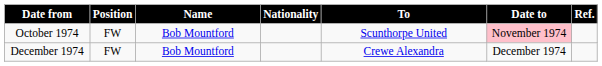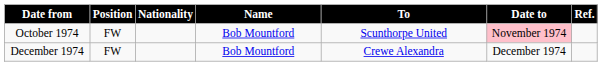columns swapped: (291, 14) <-> (198, 14)
